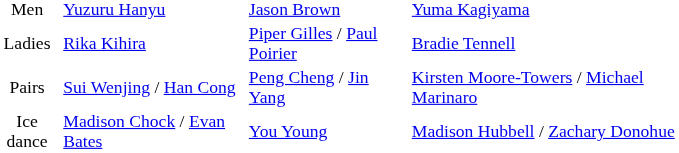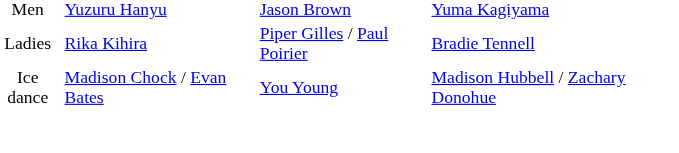- row: (27, 87)
